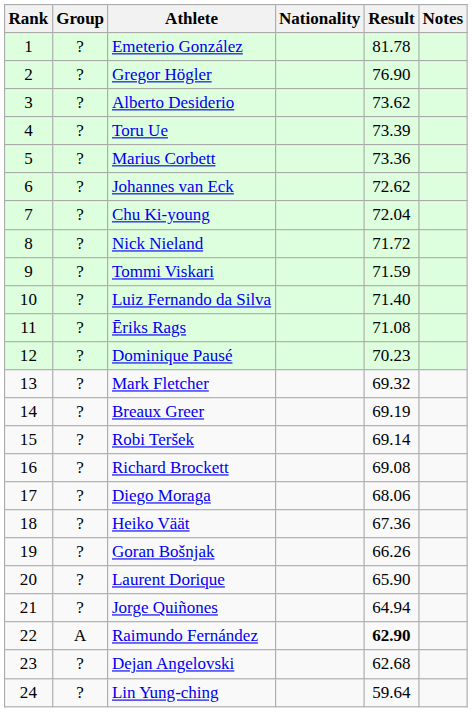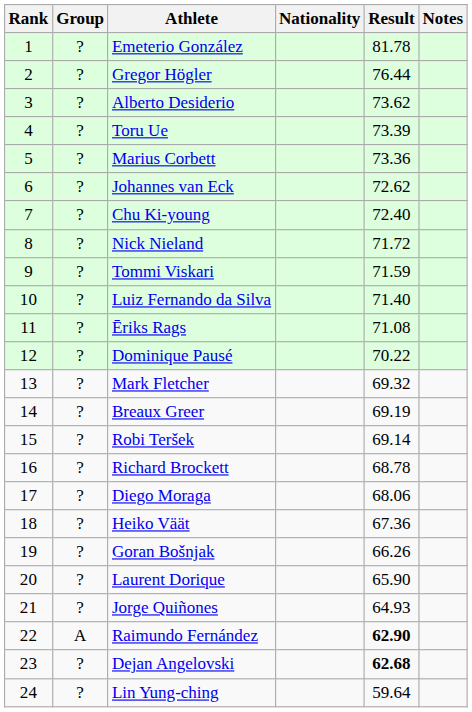(391, 74) 76.90 -> (391, 74) 76.44
(391, 215) 72.04 -> (391, 215) 72.40
(391, 355) 70.23 -> (391, 355) 70.22
(391, 467) 69.08 -> (391, 467) 68.78
(391, 608) 64.94 -> (391, 608) 64.93
(391, 664) normal -> (391, 664) bold
